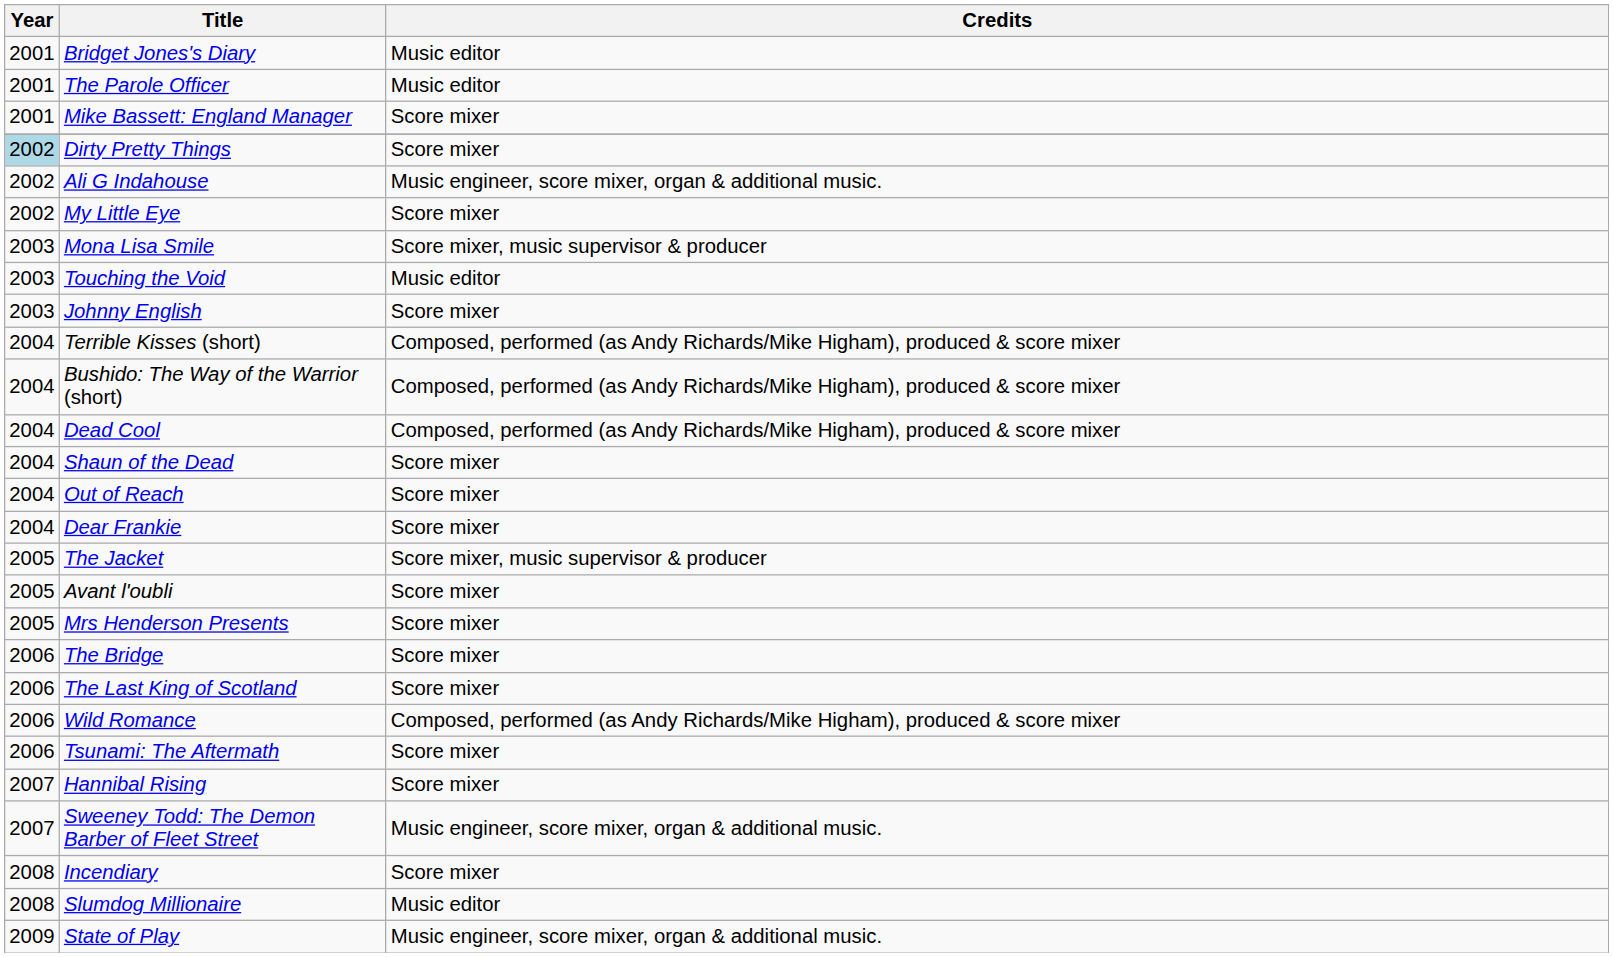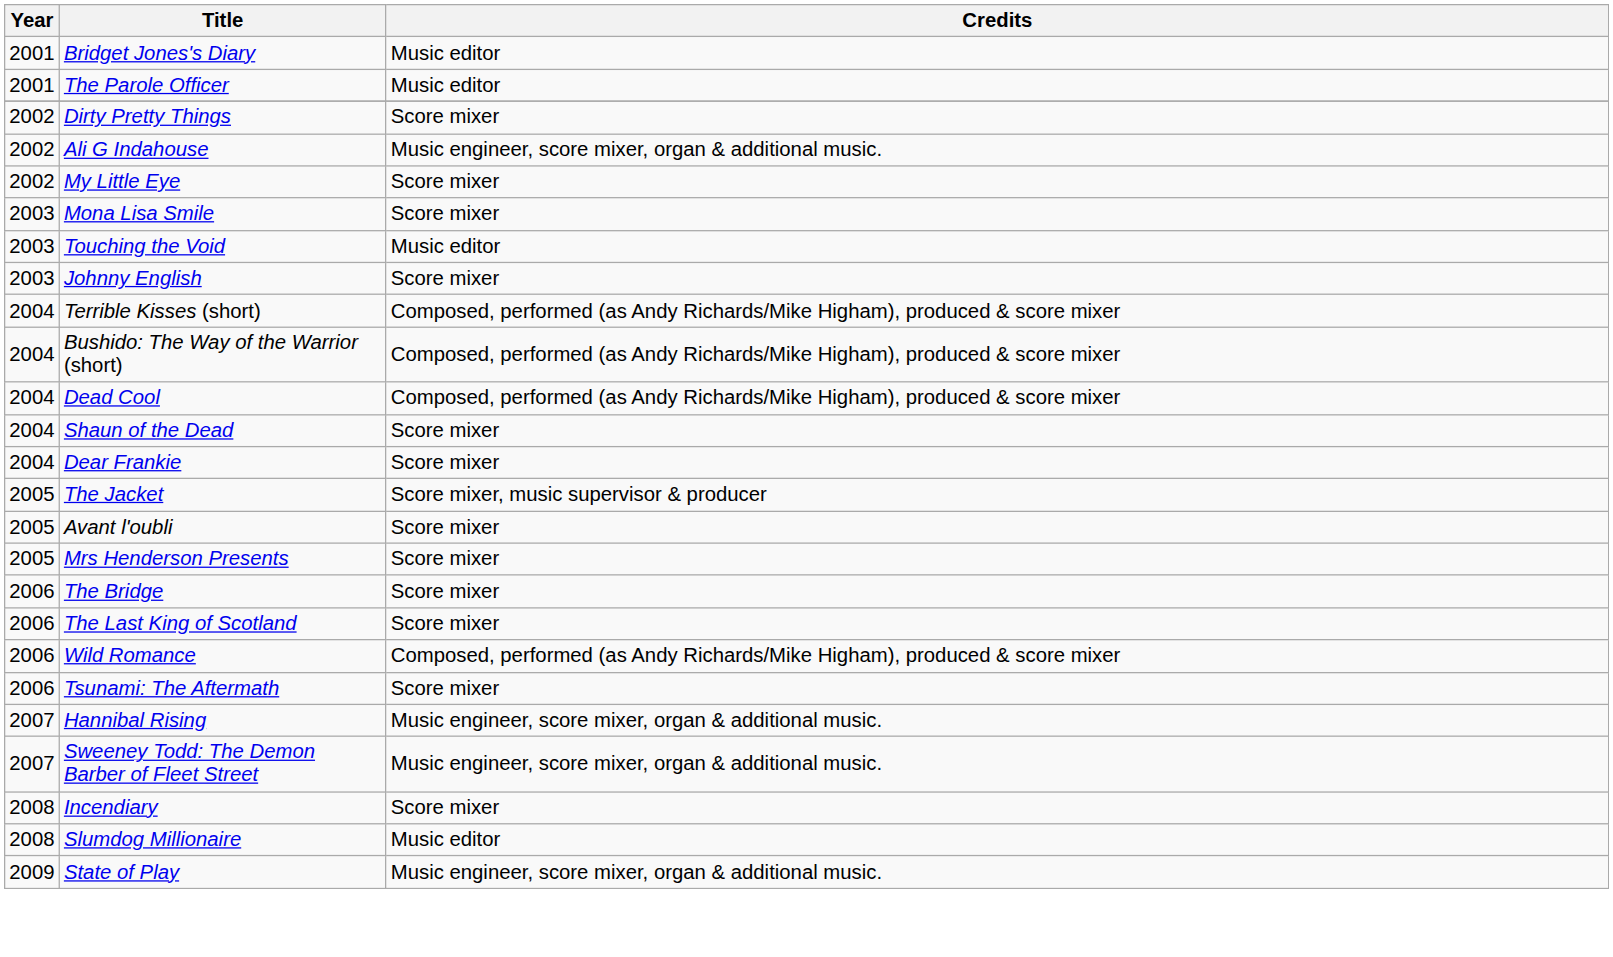- row: (208, 117)
(32, 149) lightblue background -> (32, 117) no background
(579, 246) Score mixer, music supervisor & producer -> (445, 213) Score mixer
- row: (124, 494)
(445, 784) Score mixer -> (636, 720) Music engineer, score mixer, organ & additional music.
